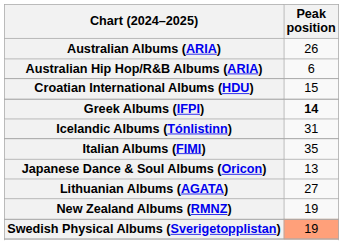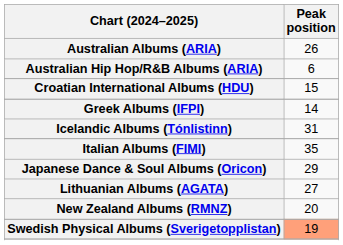(311, 108) bold -> (311, 108) normal
(311, 169) 13 -> (311, 169) 29
(311, 209) 19 -> (311, 209) 20
